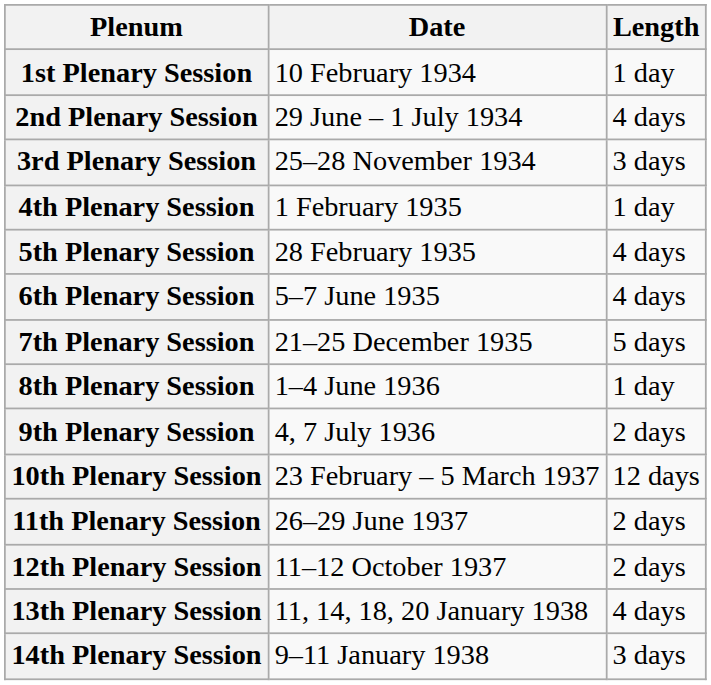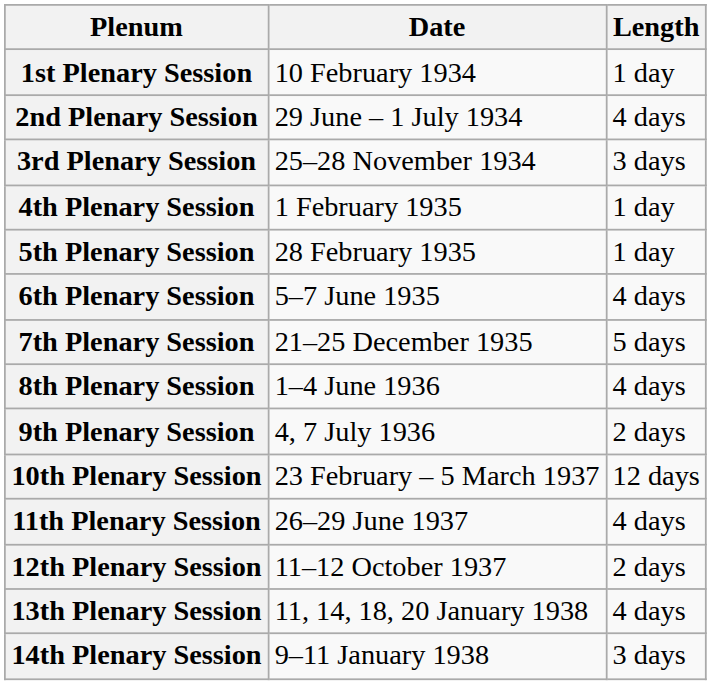(649, 251) 4 days -> (644, 251) 1 day
(644, 386) 1 day -> (649, 386) 4 days
(649, 521) 2 days -> (649, 521) 4 days
